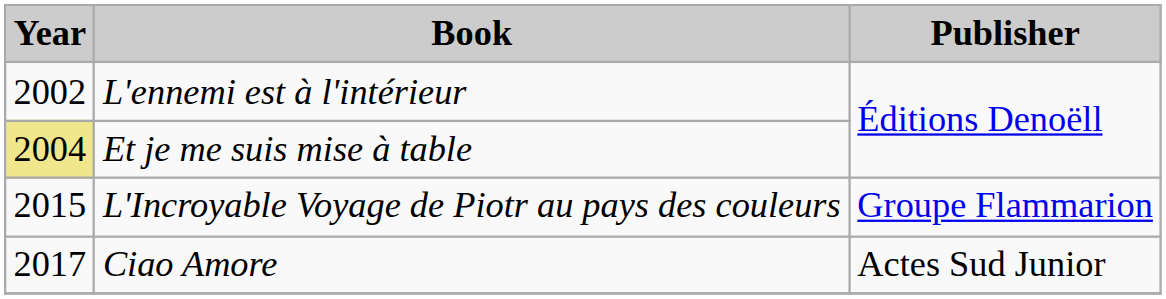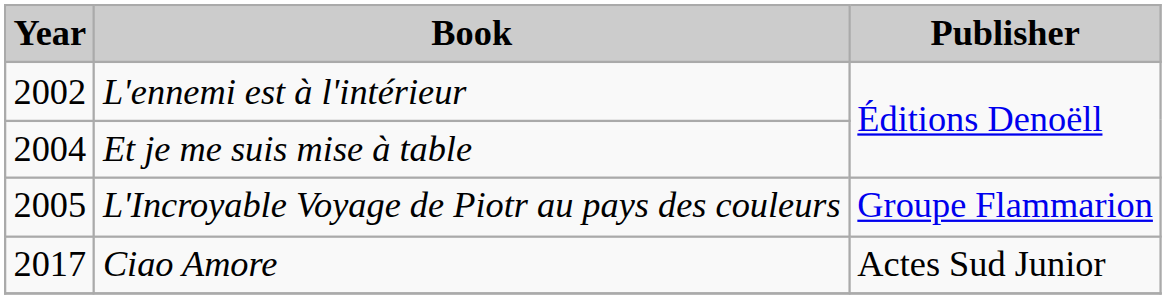(50, 148) khaki background -> (50, 148) no background
(50, 206) 2015 -> (50, 206) 2005
